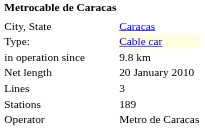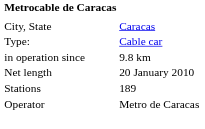(141, 41) lightyellow background -> (141, 41) no background
- row: (17, 88)
